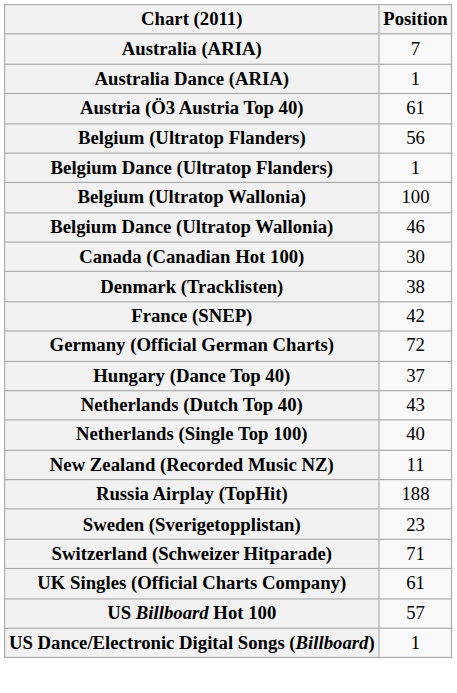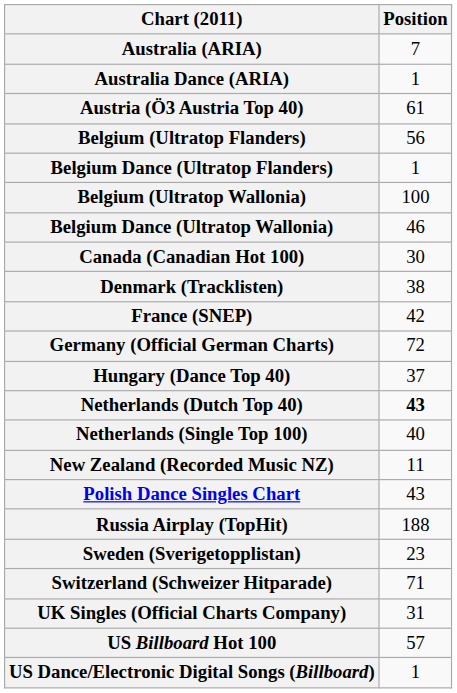(416, 405) normal -> (416, 405) bold
+ row: (192, 494)
(416, 583) 61 -> (416, 613) 31
